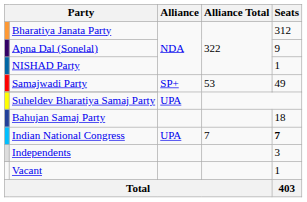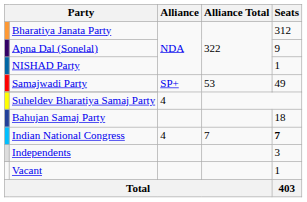(171, 100) UPA -> (163, 100) 4
(171, 135) UPA -> (163, 135) 4
